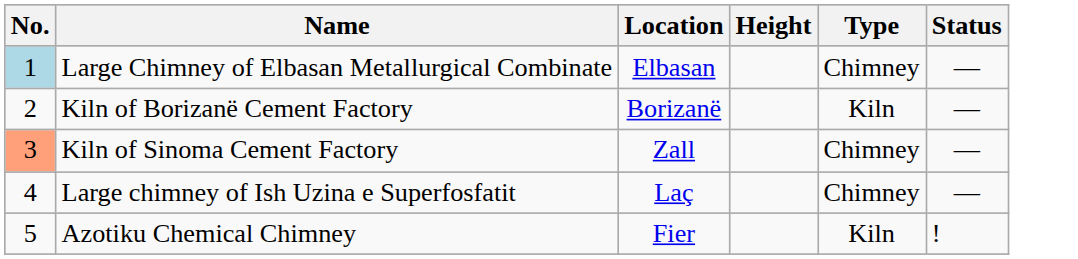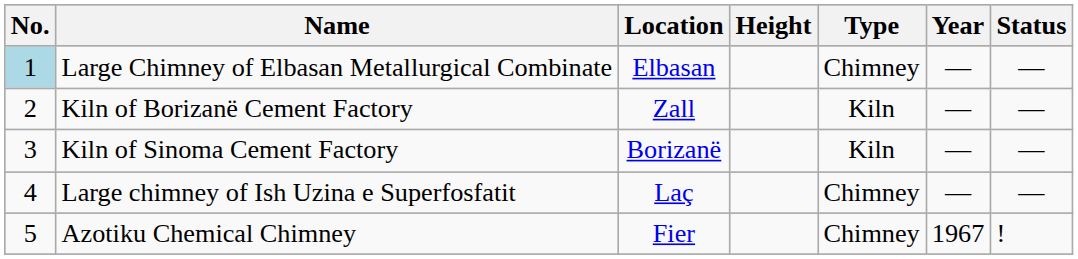+ column: (958, 25)
(674, 108) Borizanë -> (674, 108) Zall
(30, 150) lightsalmon background -> (30, 150) no background
(674, 150) Zall -> (674, 150) Borizanë
(872, 150) Chimney -> (872, 150) Kiln
(872, 233) Kiln -> (872, 233) Chimney
